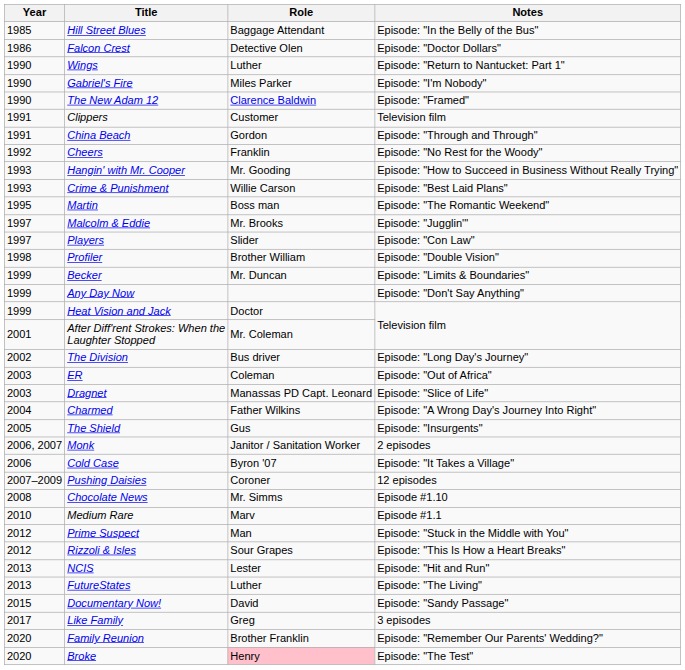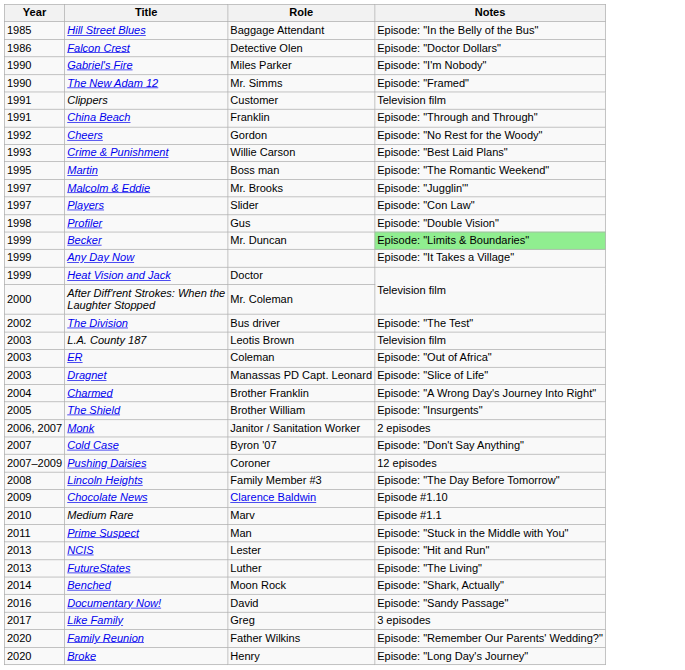- row: (83, 65)
(273, 100) Clarence Baldwin -> (256, 83) Mr. Simms
(249, 135) Gordon -> (250, 118) Franklin
(250, 153) Franklin -> (249, 135) Gordon
- row: (126, 170)
(268, 258) Brother William -> (240, 223) Gus
(453, 275) no background -> (453, 240) lightgreen background
(451, 293) Episode: "Don't Say Anything" -> (446, 258) Episode: "It Takes a Village"
(19, 334) 2001 -> (19, 299) 2000
(453, 358) Episode: "Long Day's Journey" -> (425, 323) Episode: "The Test"
+ row: (107, 340)
(265, 410) Father Wilkins -> (270, 393) Brother Franklin
(240, 428) Gus -> (268, 410) Brother William
(19, 463) 2006 -> (19, 445) 2007
(446, 463) Episode: "It Takes a Village" -> (451, 445) Episode: "Don't Say Anything"
+ row: (105, 480)
(19, 498) 2008 -> (19, 498) 2009
(256, 498) Mr. Simms -> (273, 498) Clarence Baldwin
(19, 533) 2012 -> (19, 533) 2011
- row: (102, 550)
+ row: (89, 585)
(19, 603) 2015 -> (19, 603) 2016
(270, 638) Brother Franklin -> (265, 638) Father Wilkins
(245, 655) pink background -> (245, 655) no background
(425, 655) Episode: "The Test" -> (453, 655) Episode: "Long Day's Journey"
